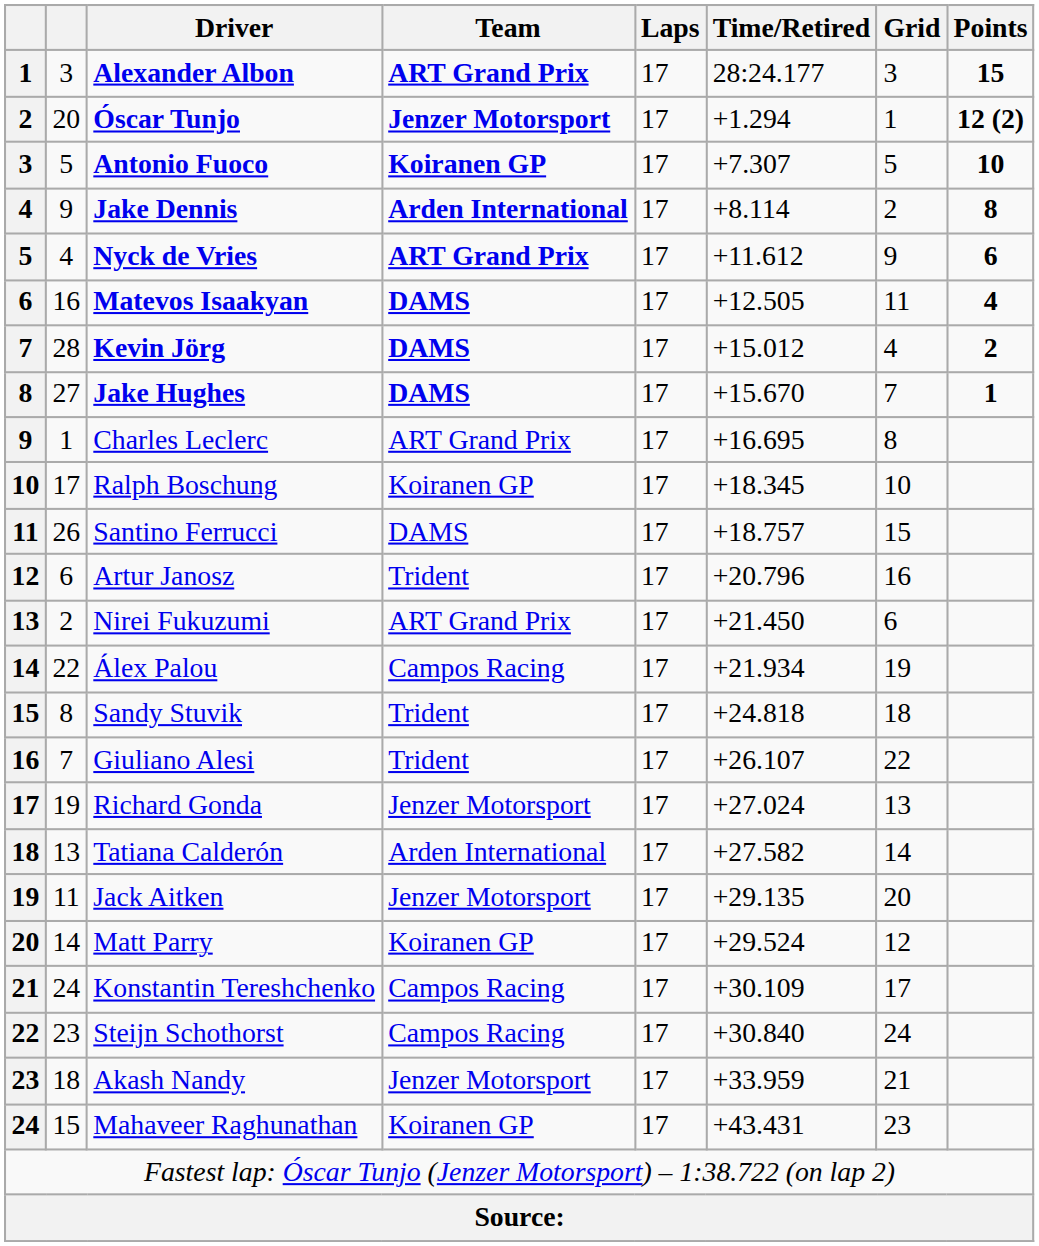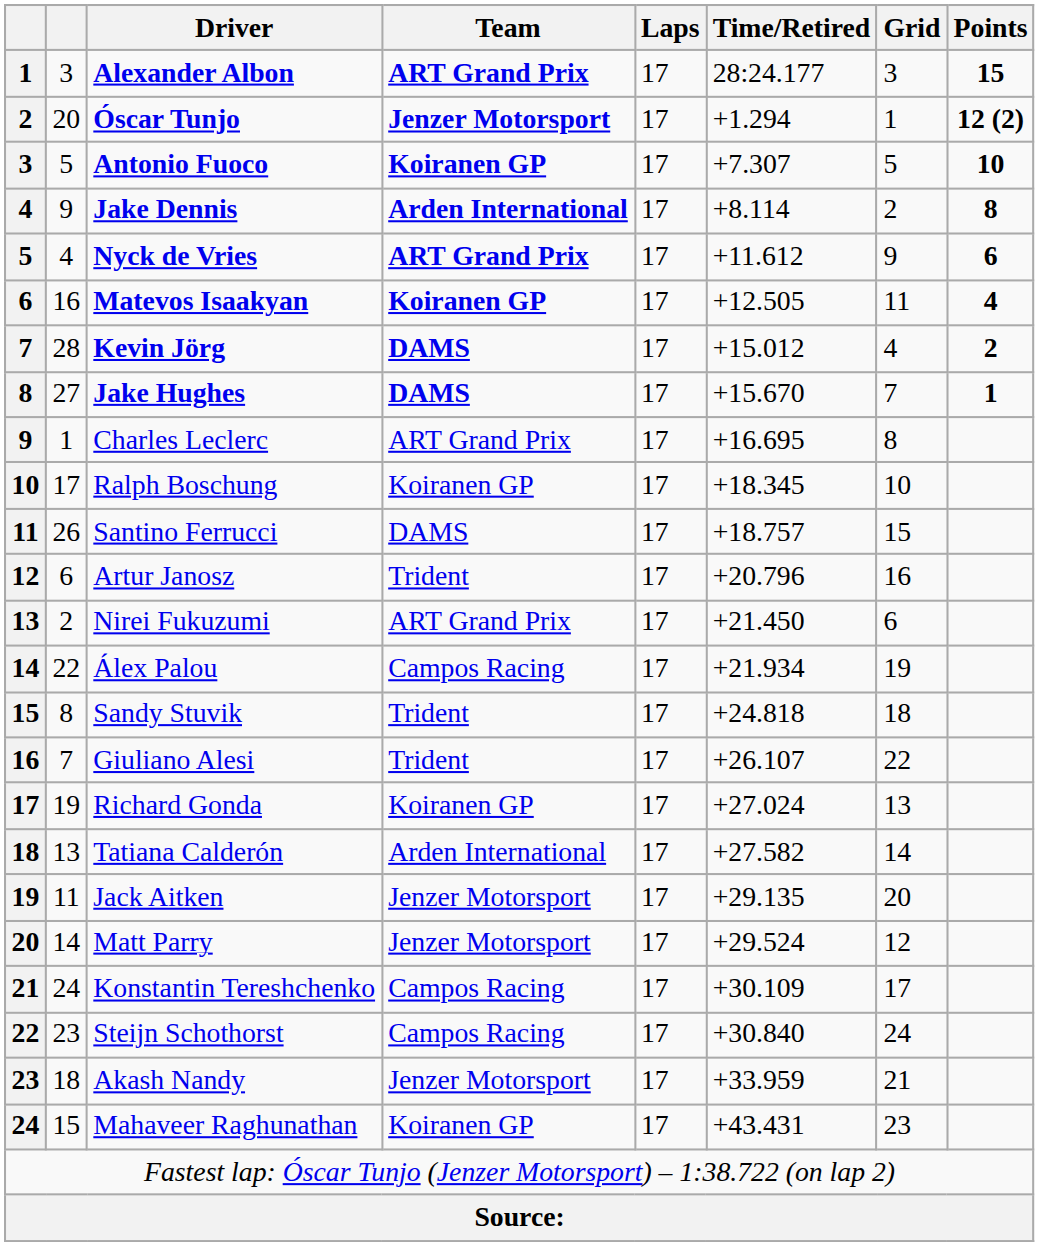(429, 301) DAMS -> (467, 301) Koiranen GP
(489, 805) Jenzer Motorsport -> (461, 805) Koiranen GP
(461, 942) Koiranen GP -> (489, 942) Jenzer Motorsport
